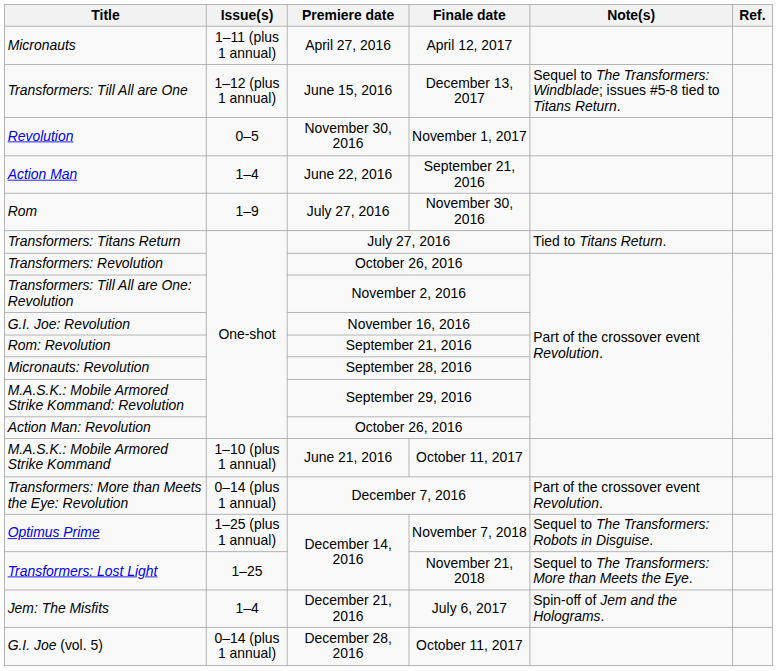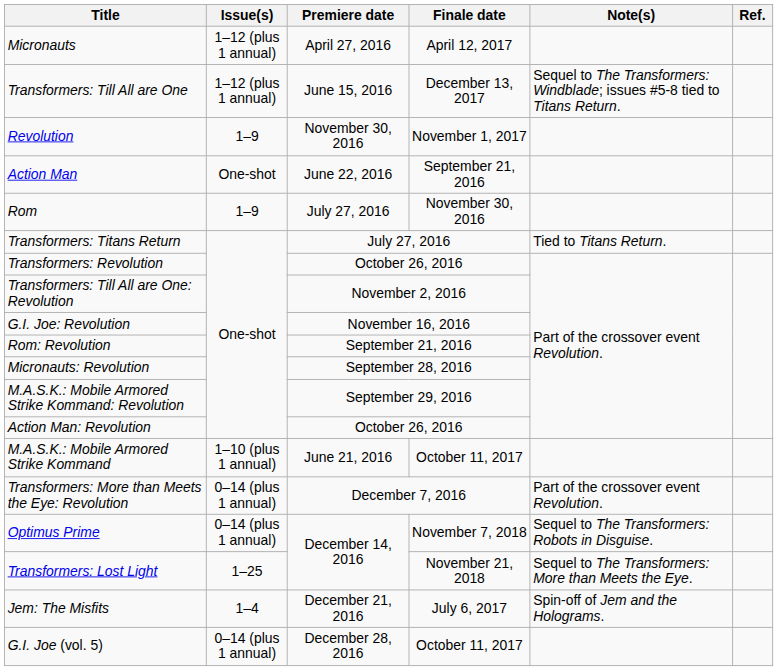(247, 45) 1–11 (plus 1 annual) -> (247, 45) 1–12 (plus 1 annual)
(247, 136) 0–5 -> (247, 136) 1–9
(247, 174) 1–4 -> (247, 174) One-shot
(247, 533) 1–25 (plus 1 annual) -> (247, 533) 0–14 (plus 1 annual)
